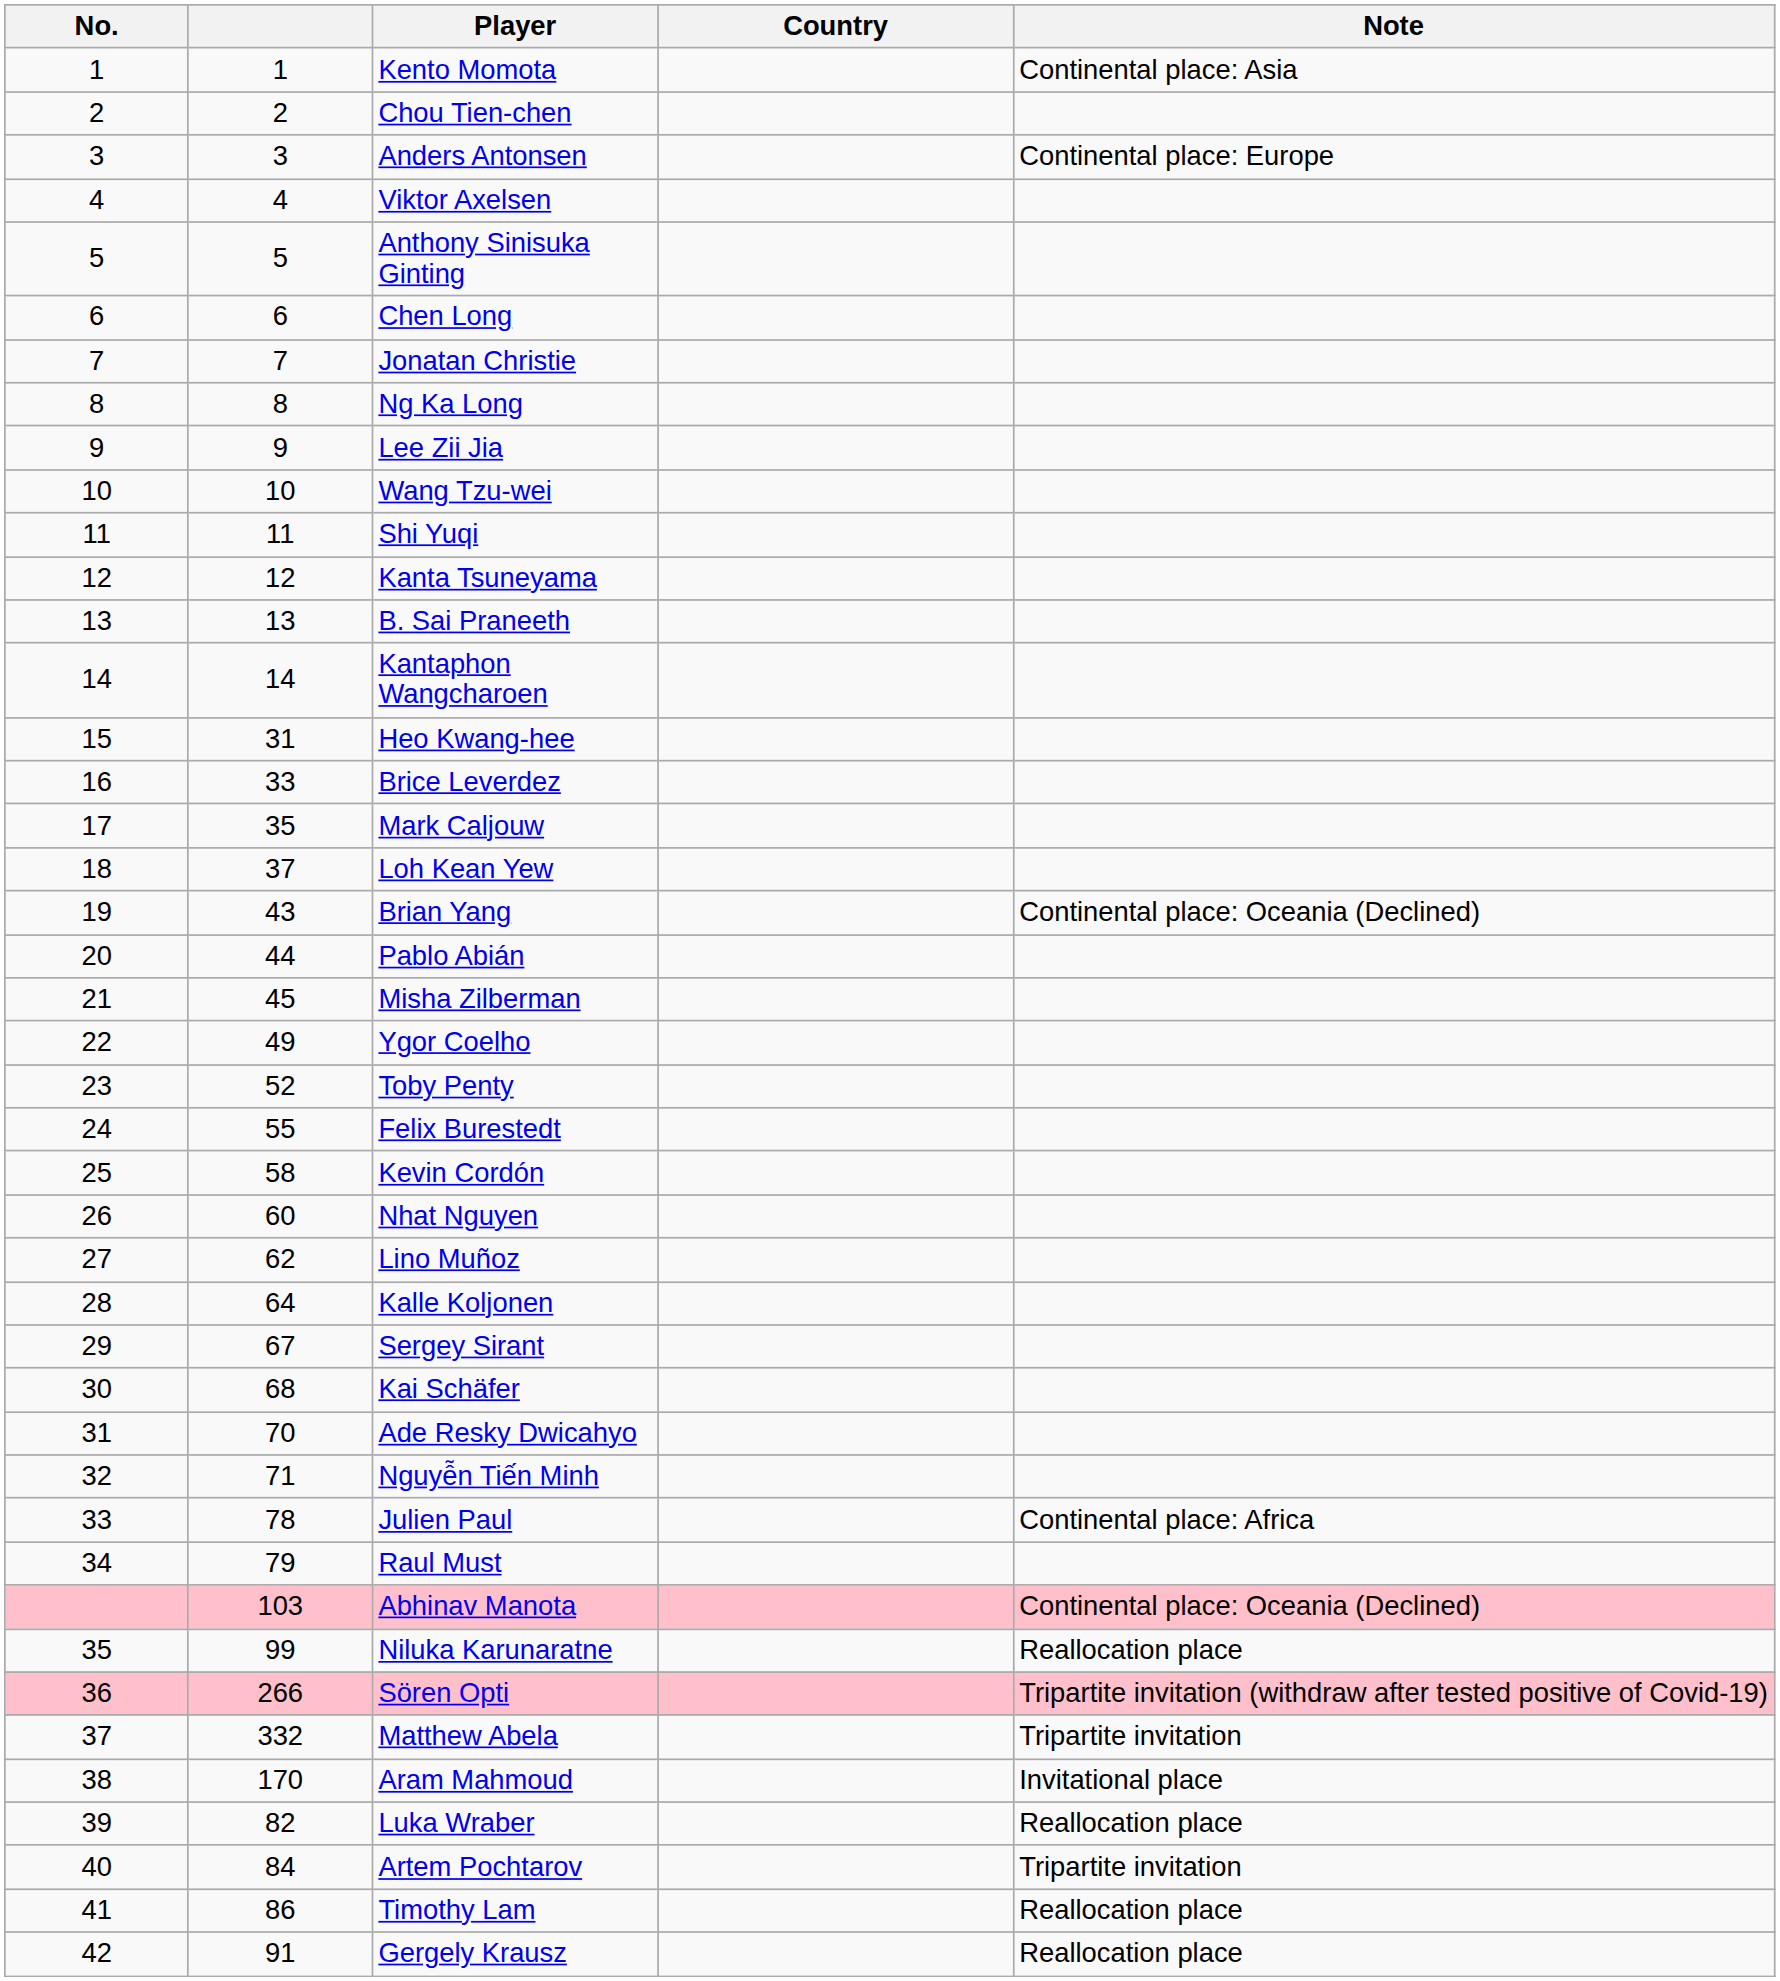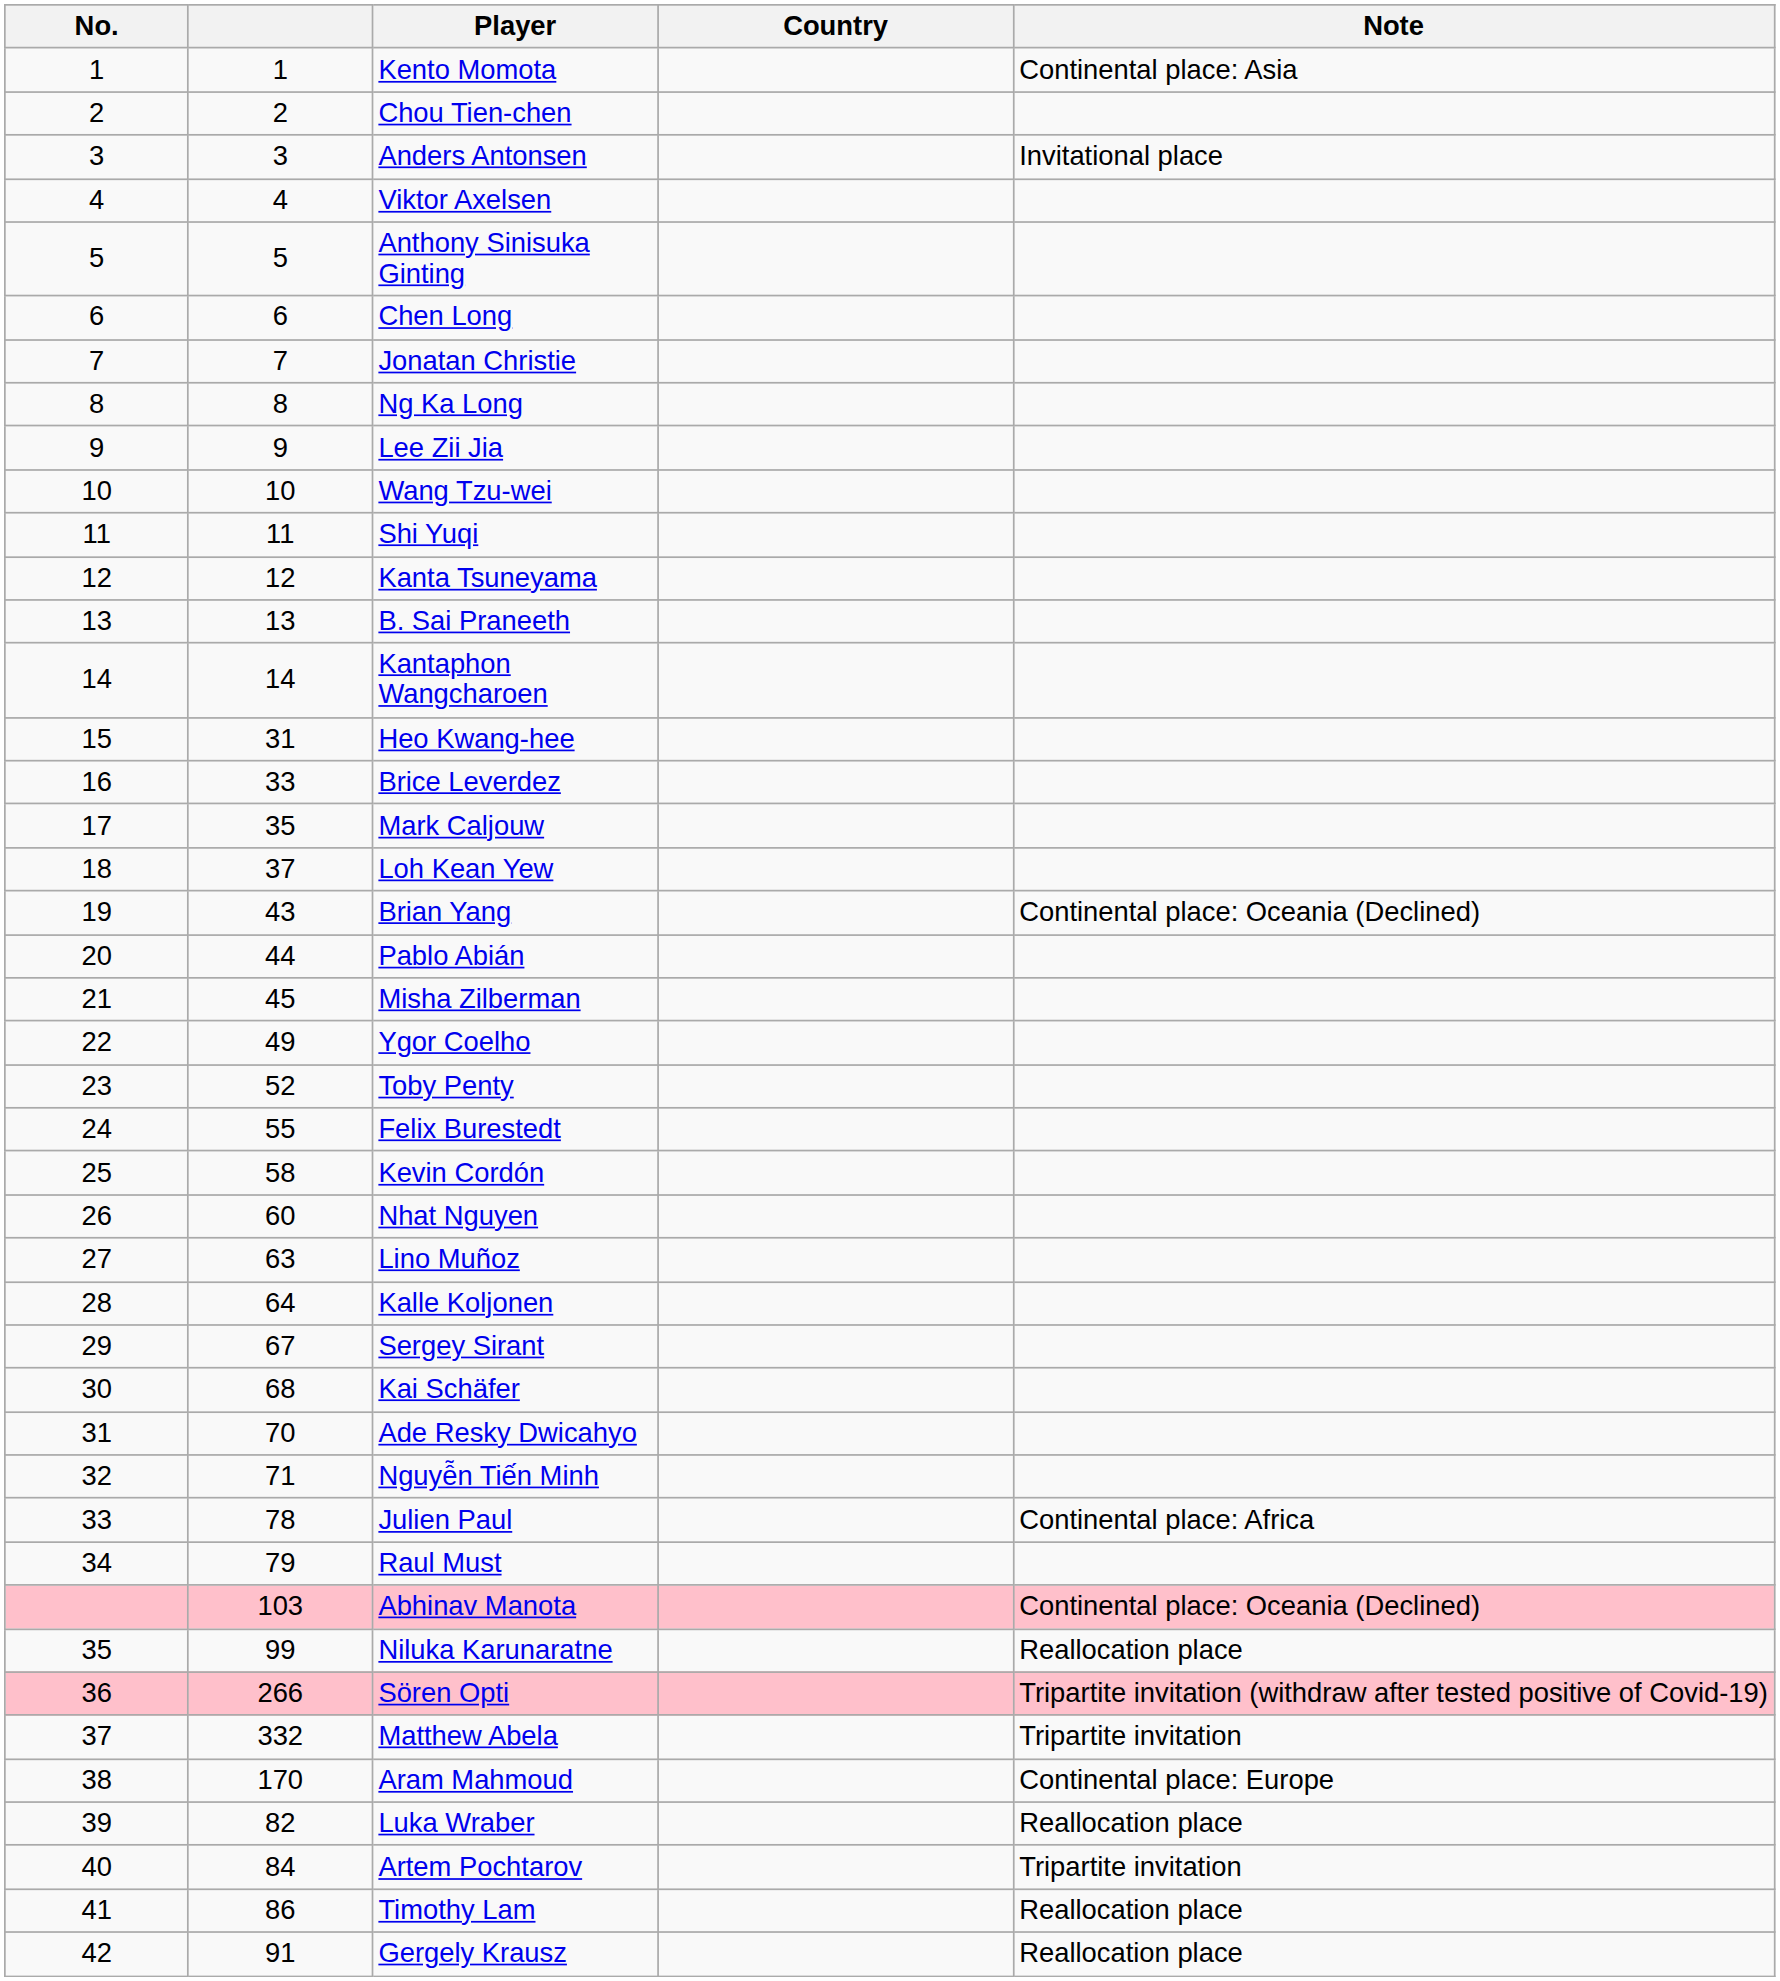(1177, 156) Continental place: Europe -> (1121, 156) Invitational place
(280, 1259) 62 -> (280, 1259) 63
(1121, 1780) Invitational place -> (1177, 1780) Continental place: Europe
